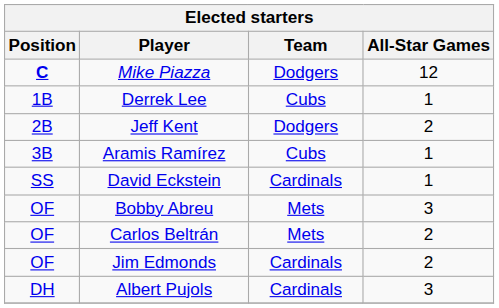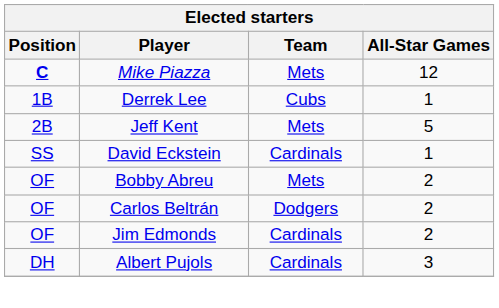(306, 72) Dodgers -> (306, 72) Mets
(306, 126) Dodgers -> (306, 126) Mets
(429, 126) 2 -> (429, 126) 5
- row: (164, 153)
(429, 208) 3 -> (429, 180) 2
(306, 235) Mets -> (306, 208) Dodgers
